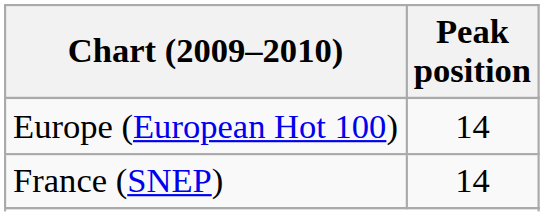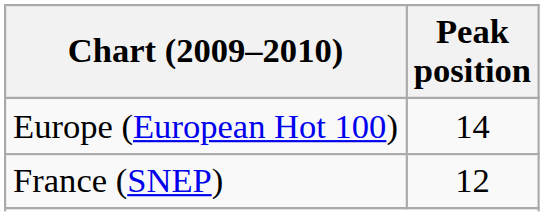(472, 180) 14 -> (472, 180) 12
